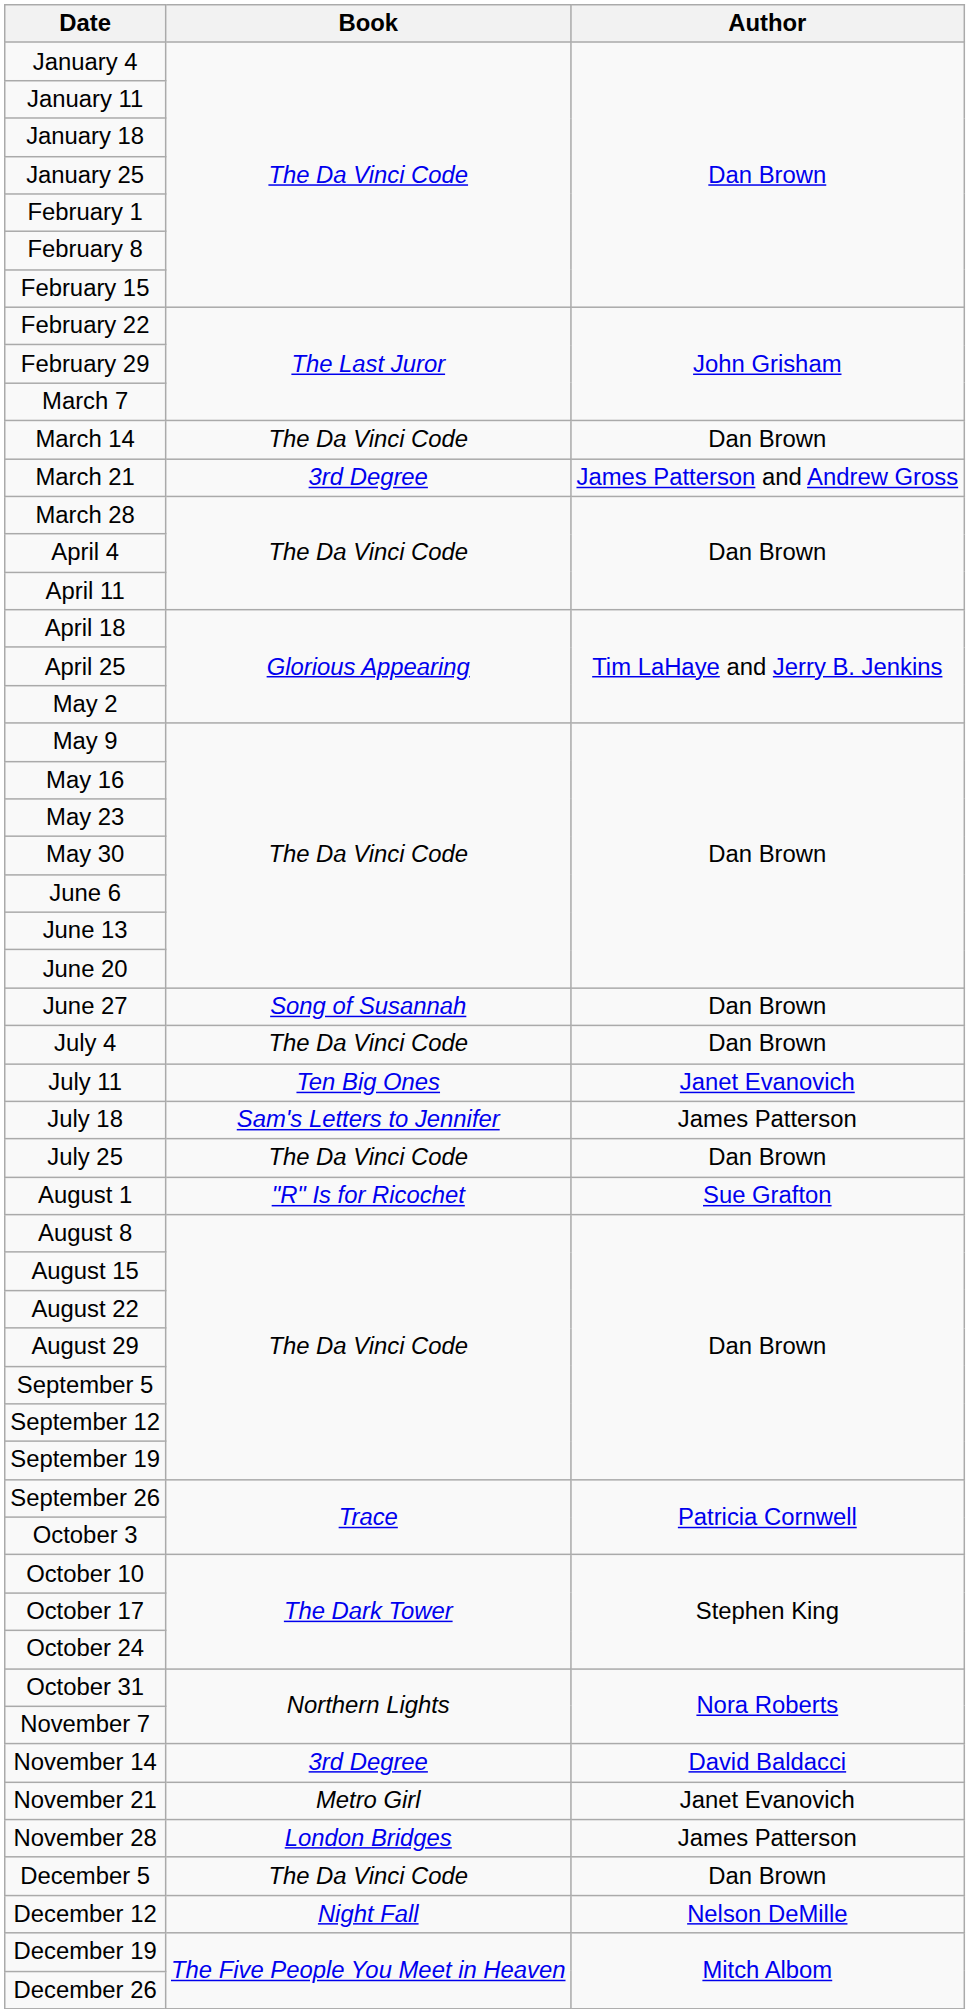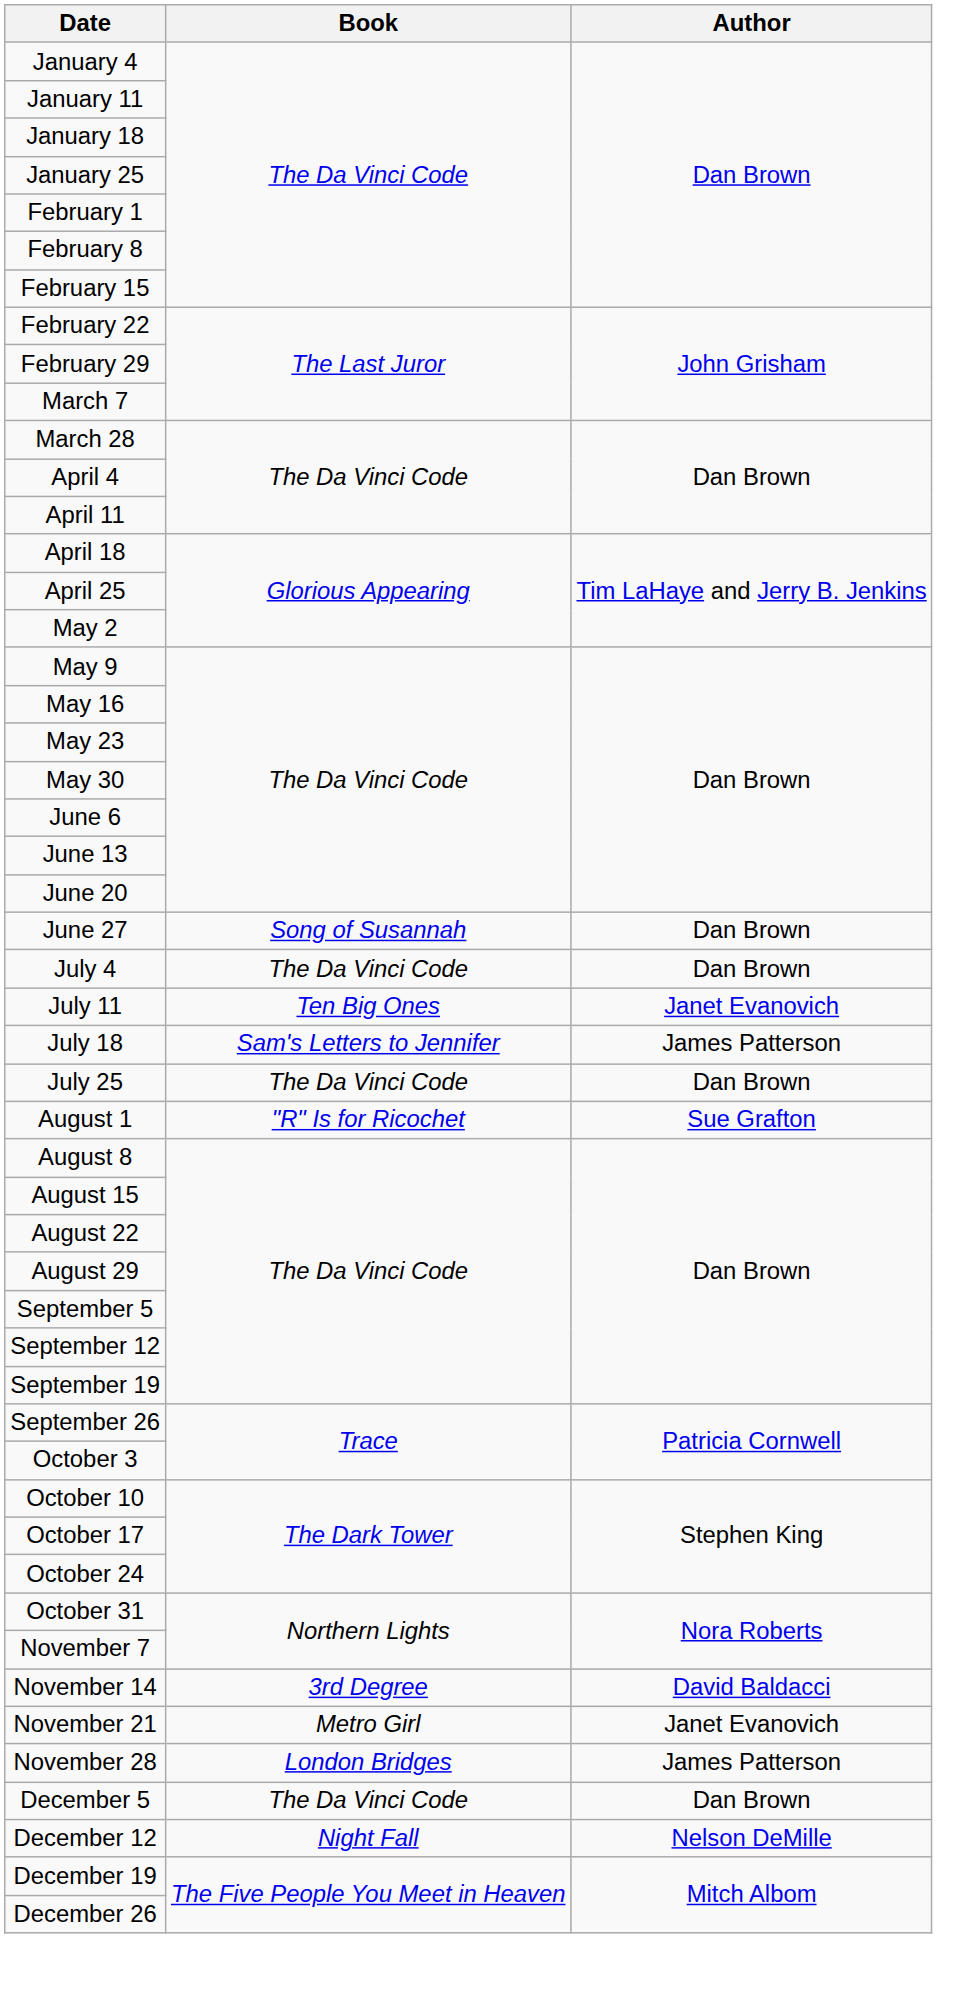- row: (85, 439)
- row: (85, 477)
